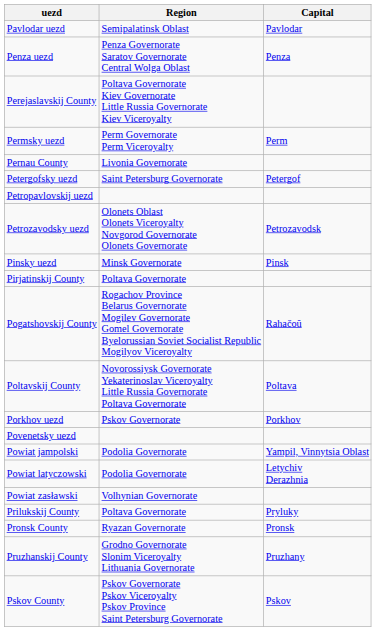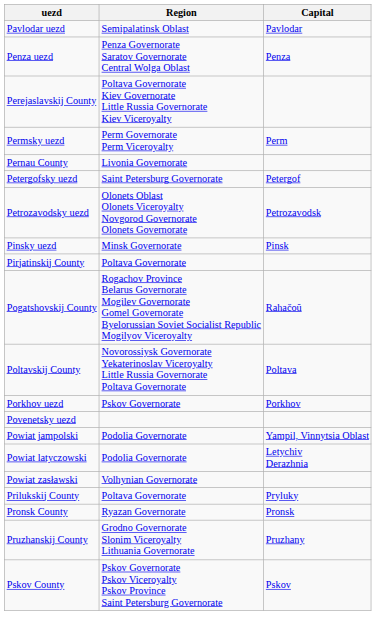- row: (50, 195)
